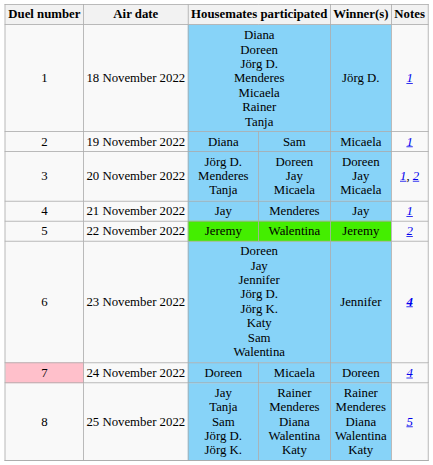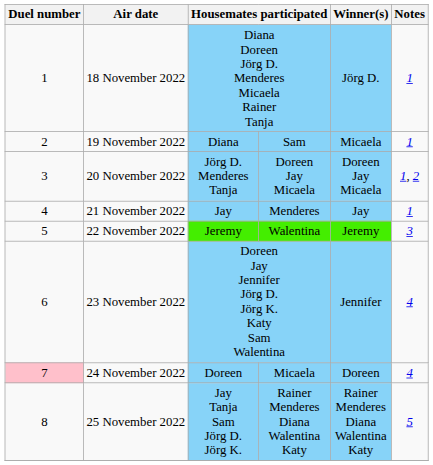(410, 231) 2 -> (410, 231) 3
(410, 302) bold -> (410, 302) normal
